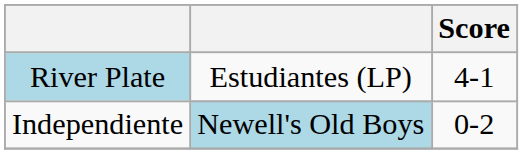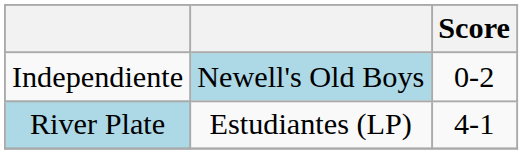rows swapped: (98, 76) <-> (98, 124)
